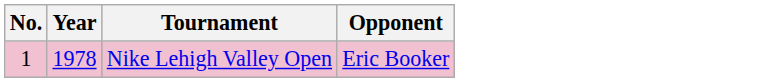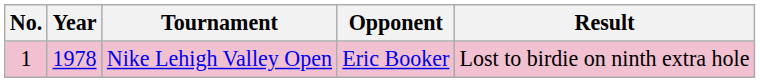+ column: (605, 22)
